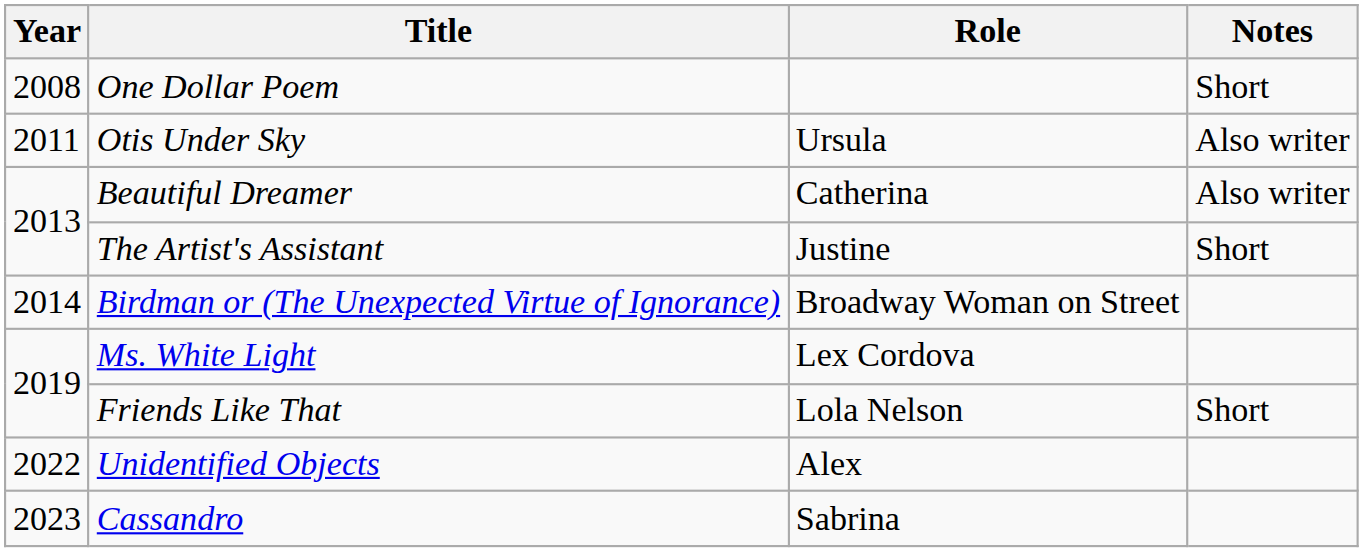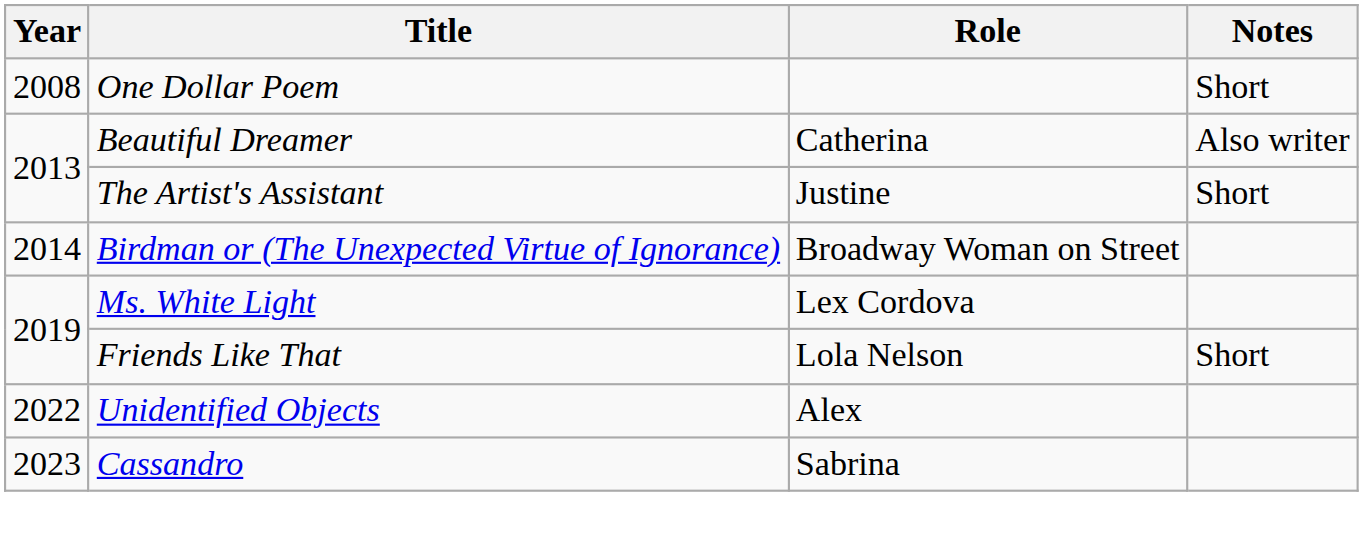- row: (201, 139)
